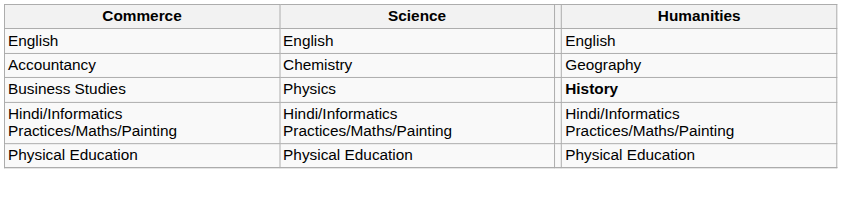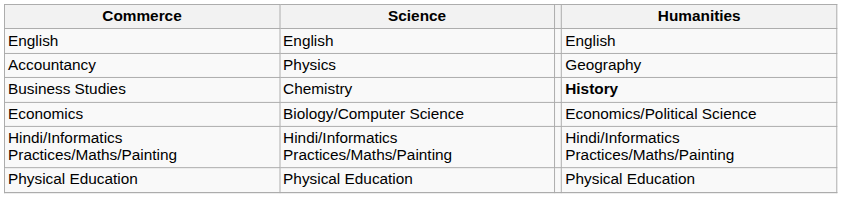(318, 65) Chemistry -> (310, 65) Physics
(310, 89) Physics -> (318, 89) Chemistry
+ row: (46, 114)
